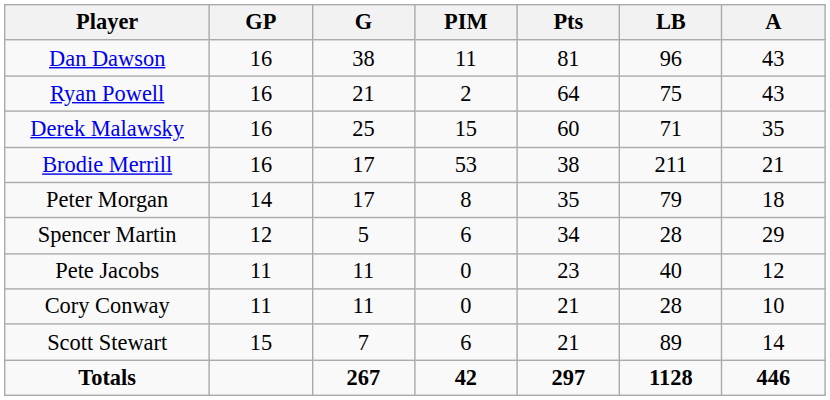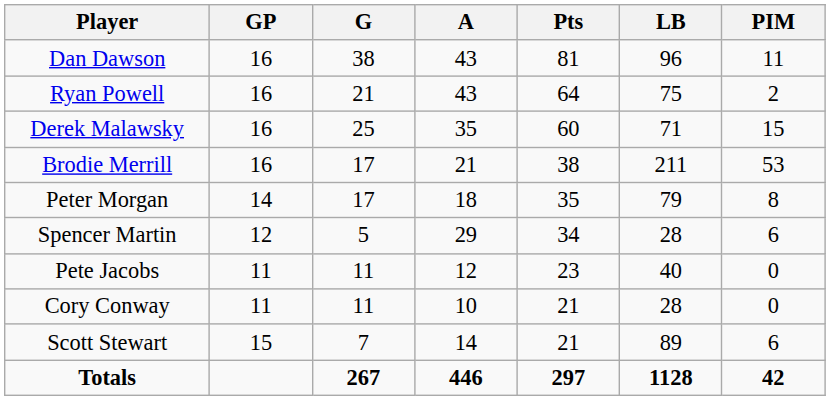columns swapped: (773, 22) <-> (466, 22)
